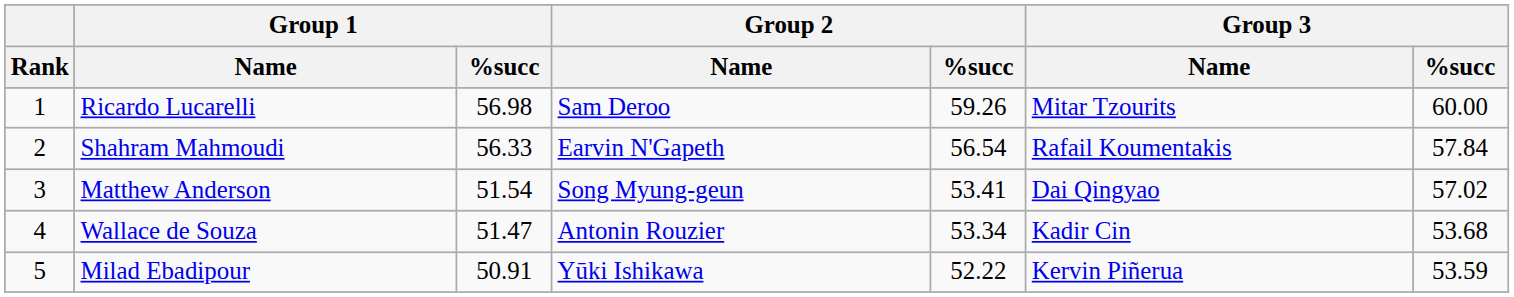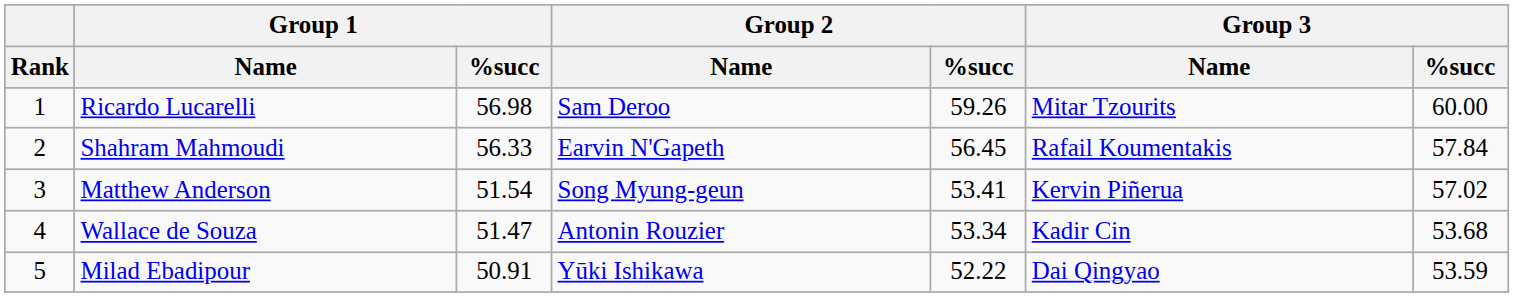(978, 148) 56.54 -> (978, 148) 56.45
(1096, 189) Dai Qingyao -> (1107, 189) Kervin Piñerua
(1107, 271) Kervin Piñerua -> (1096, 271) Dai Qingyao
